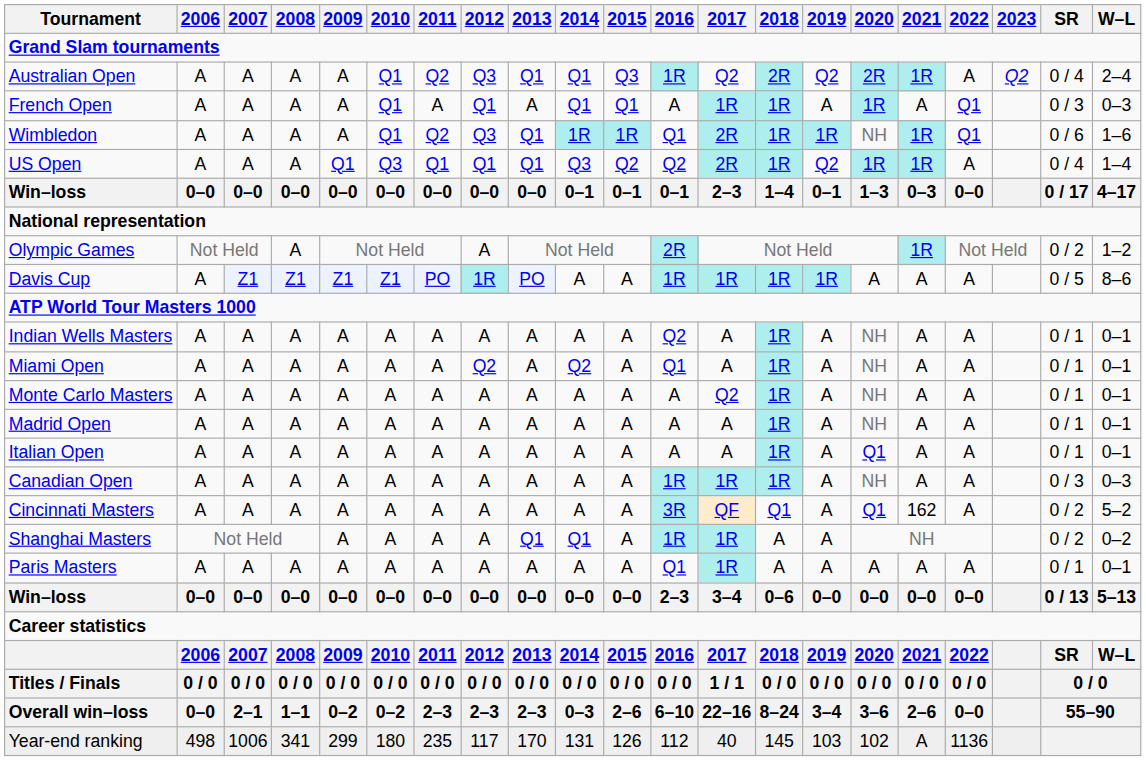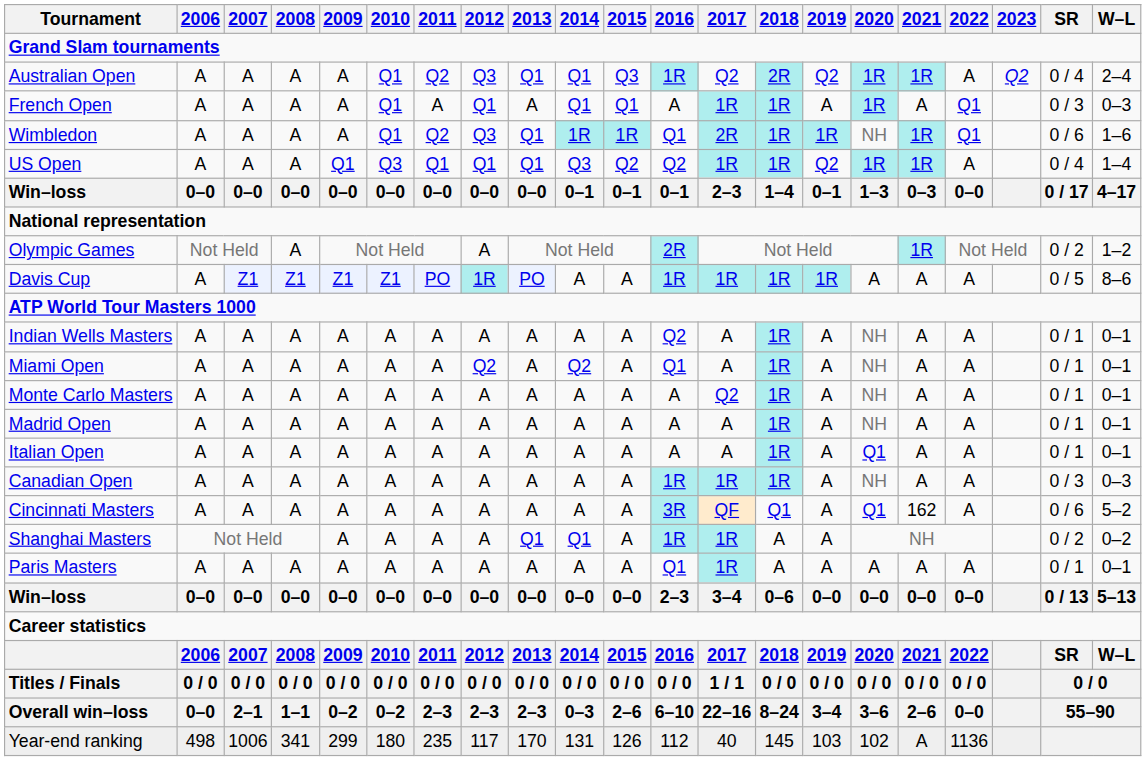(874, 77) 2R -> (874, 77) 1R
(727, 163) 2R -> (727, 163) 1R
(1067, 510) 0 / 2 -> (1067, 510) 0 / 6
